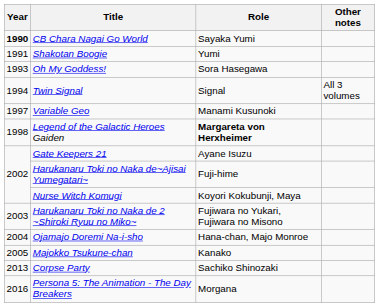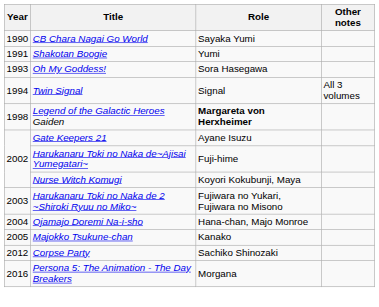(17, 38) bold -> (17, 38) normal
- row: (61, 111)
(17, 268) 2013 -> (17, 252) 2012
